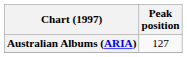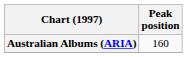(161, 43) 127 -> (161, 43) 160
